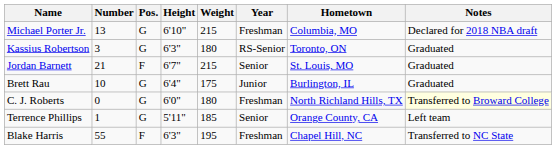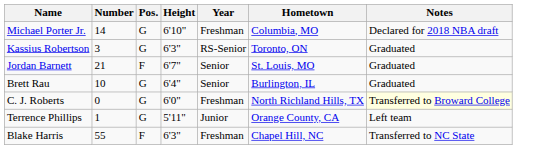- column: (217, 13)
(100, 30) 13 -> (100, 30) 14
(253, 83) Junior -> (215, 83) Senior
(253, 118) Senior -> (214, 118) Junior
